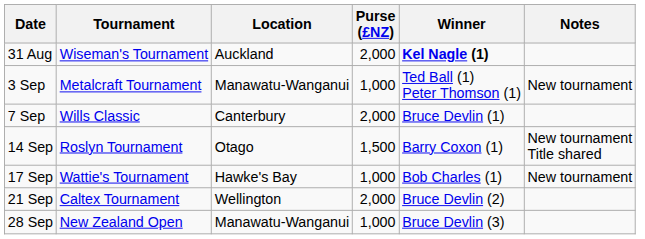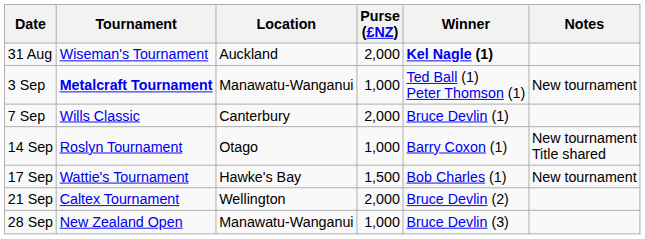(131, 85) normal -> (136, 85) bold
(378, 146) 1,500 -> (382, 146) 1,000
(378, 177) 1,000 -> (382, 177) 1,500
